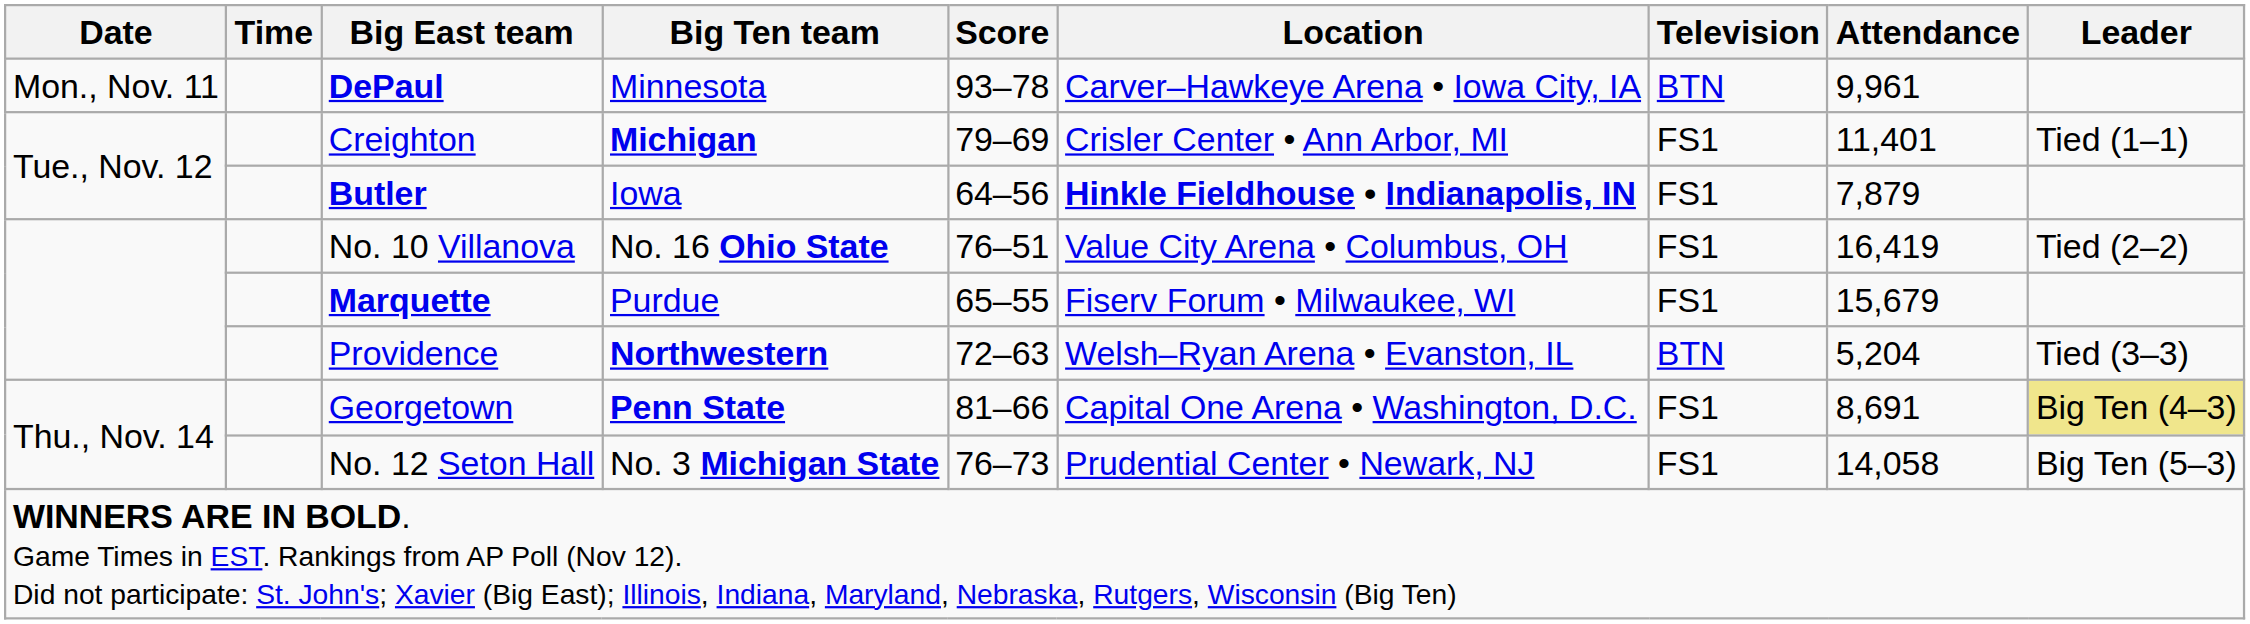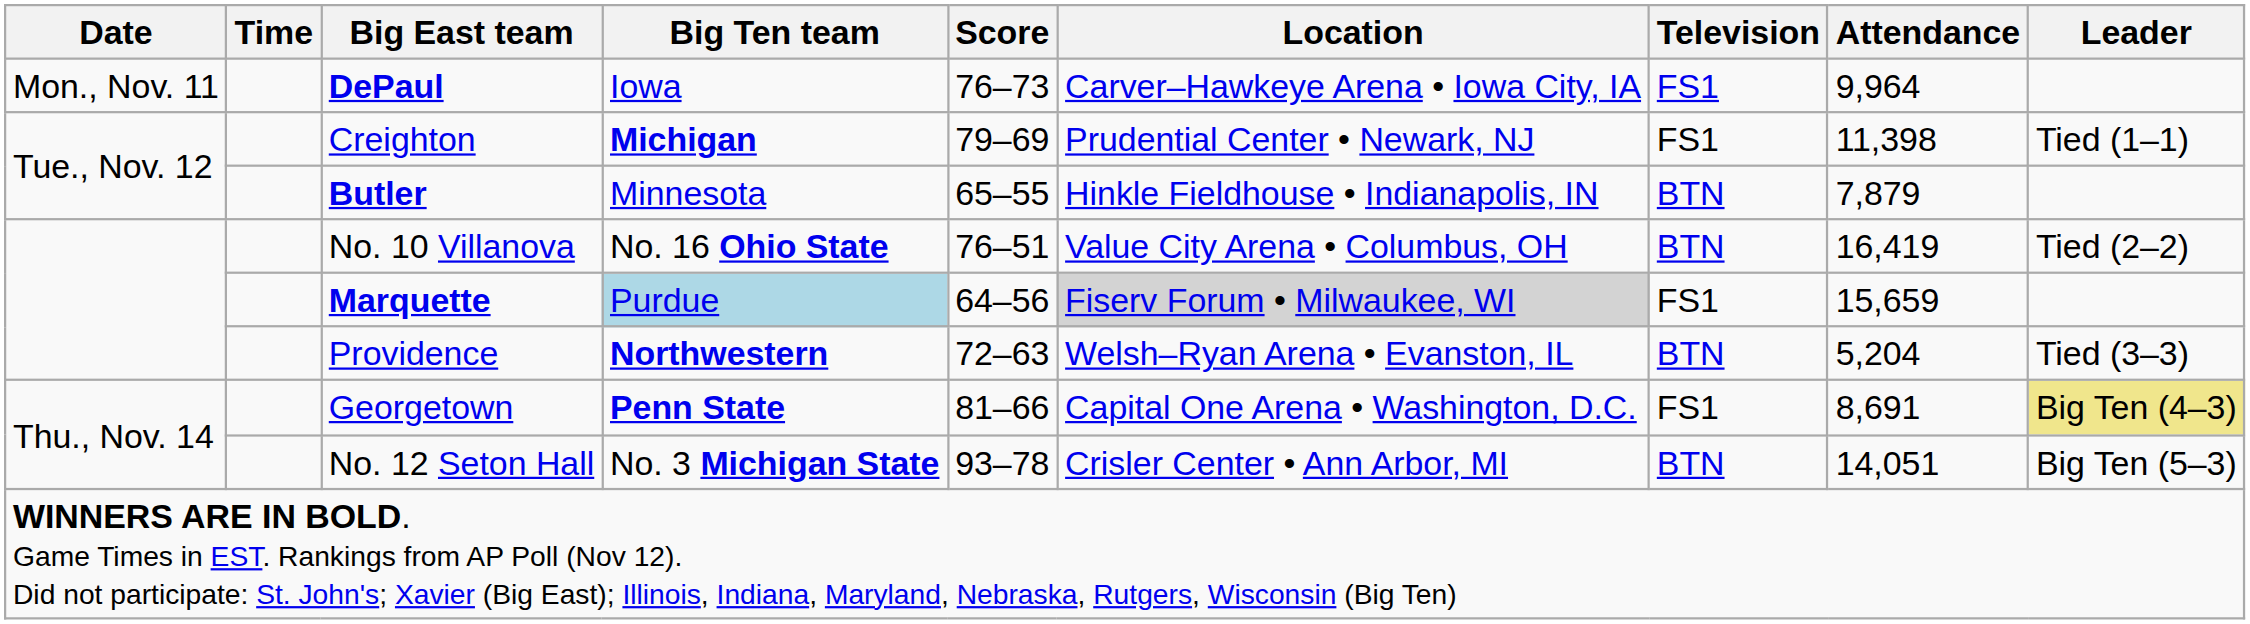(688, 86) Minnesota -> (646, 86) Iowa
(1002, 86) 93–78 -> (1002, 86) 76–73
(1691, 86) BTN -> (1688, 86) FS1
(1878, 86) 9,961 -> (1878, 86) 9,964
(1287, 139) Crisler Center • Ann Arbor, MI -> (1300, 139) Prudential Center • Newark, NJ
(1886, 139) 11,401 -> (1886, 139) 11,398
(646, 193) Iowa -> (688, 193) Minnesota
(1002, 193) 64–56 -> (1002, 193) 65–55
(1351, 193) bold -> (1332, 193) normal
(1688, 193) FS1 -> (1691, 193) BTN
(1688, 247) FS1 -> (1691, 247) BTN
(665, 300) no background -> (665, 300) lightblue background
(1002, 300) 65–55 -> (1002, 300) 64–56
(1290, 300) no background -> (1290, 300) lightgrey background
(1887, 300) 15,679 -> (1887, 300) 15,659
(1002, 461) 76–73 -> (1002, 461) 93–78
(1300, 461) Prudential Center • Newark, NJ -> (1287, 461) Crisler Center • Ann Arbor, MI
(1688, 461) FS1 -> (1691, 461) BTN
(1887, 461) 14,058 -> (1887, 461) 14,051
